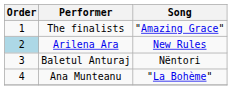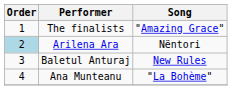(180, 45) New Rules -> (180, 45) Nëntori
(180, 61) Nëntori -> (180, 61) New Rules
